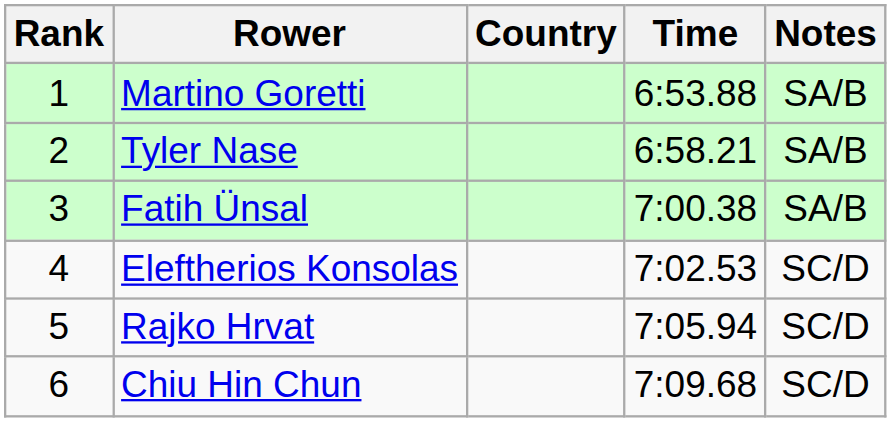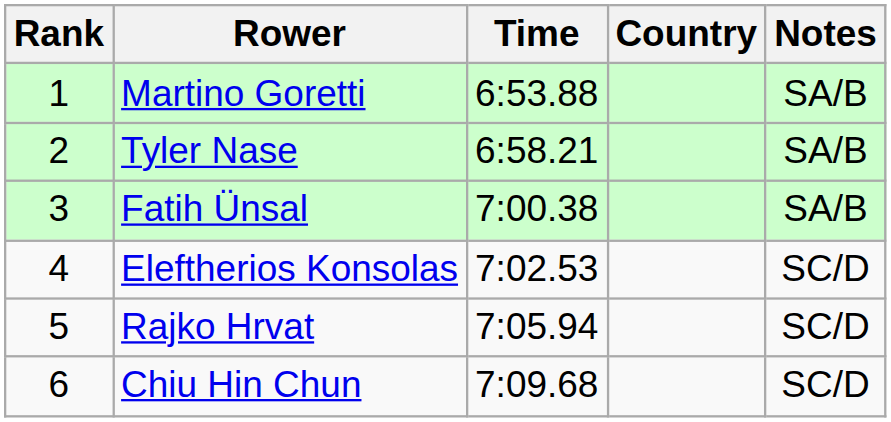columns swapped: (546, 33) <-> (695, 33)
